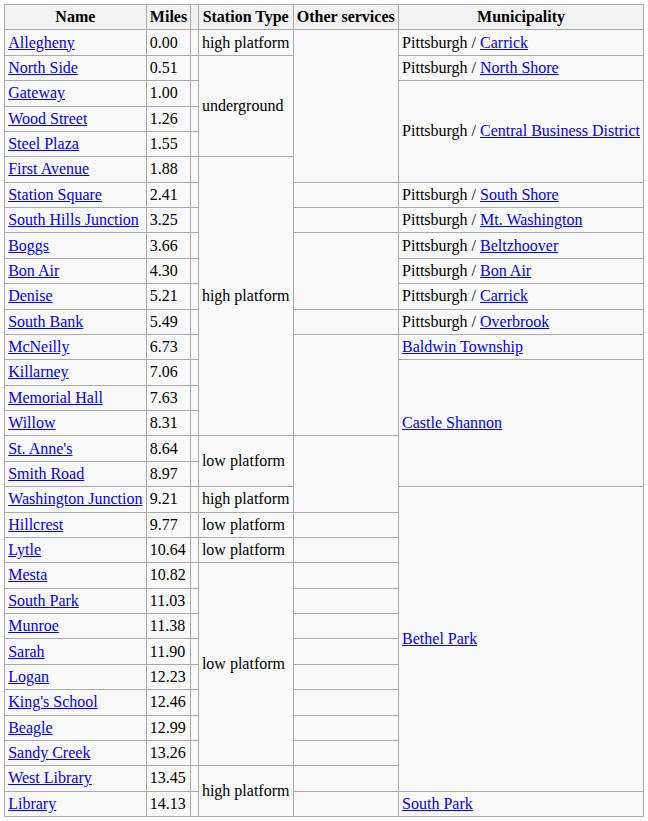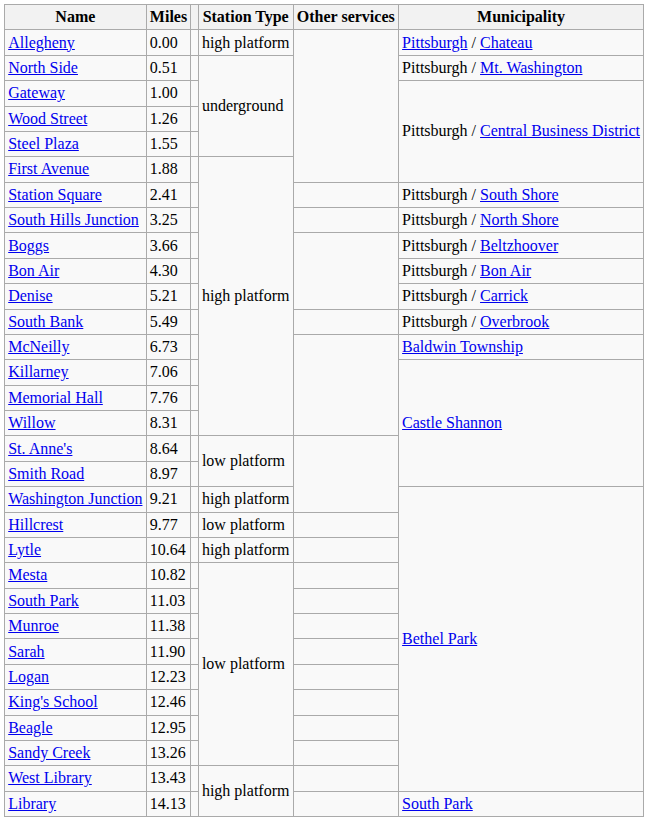(465, 42) Pittsburgh / Carrick -> (467, 42) Pittsburgh / Chateau
(480, 67) Pittsburgh / North Shore -> (492, 67) Pittsburgh / Mt. Washington
(492, 220) Pittsburgh / Mt. Washington -> (480, 220) Pittsburgh / North Shore
(164, 397) 7.63 -> (164, 397) 7.76
(243, 550) low platform -> (246, 550) high platform
(168, 727) 12.99 -> (168, 727) 12.95
(168, 778) 13.45 -> (168, 778) 13.43
